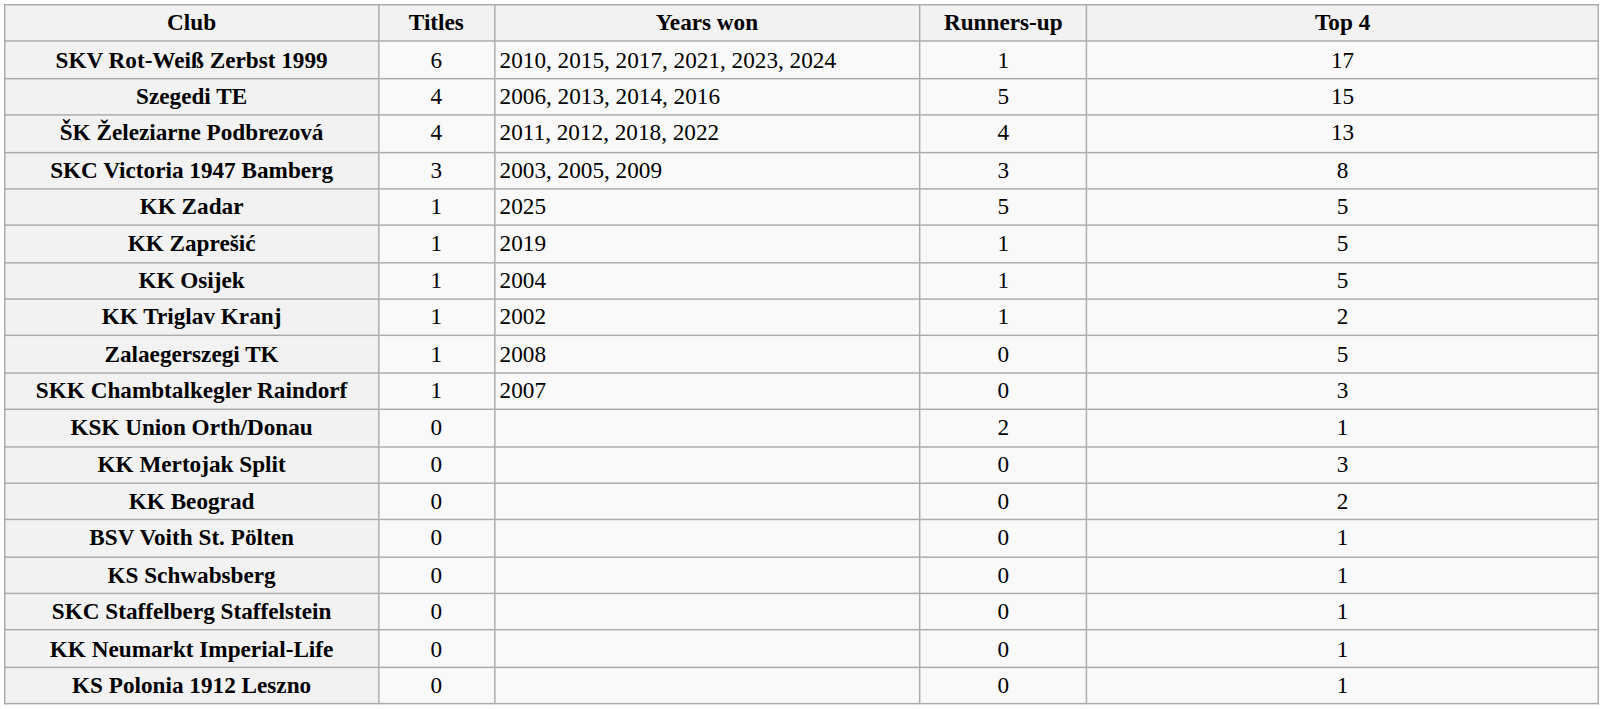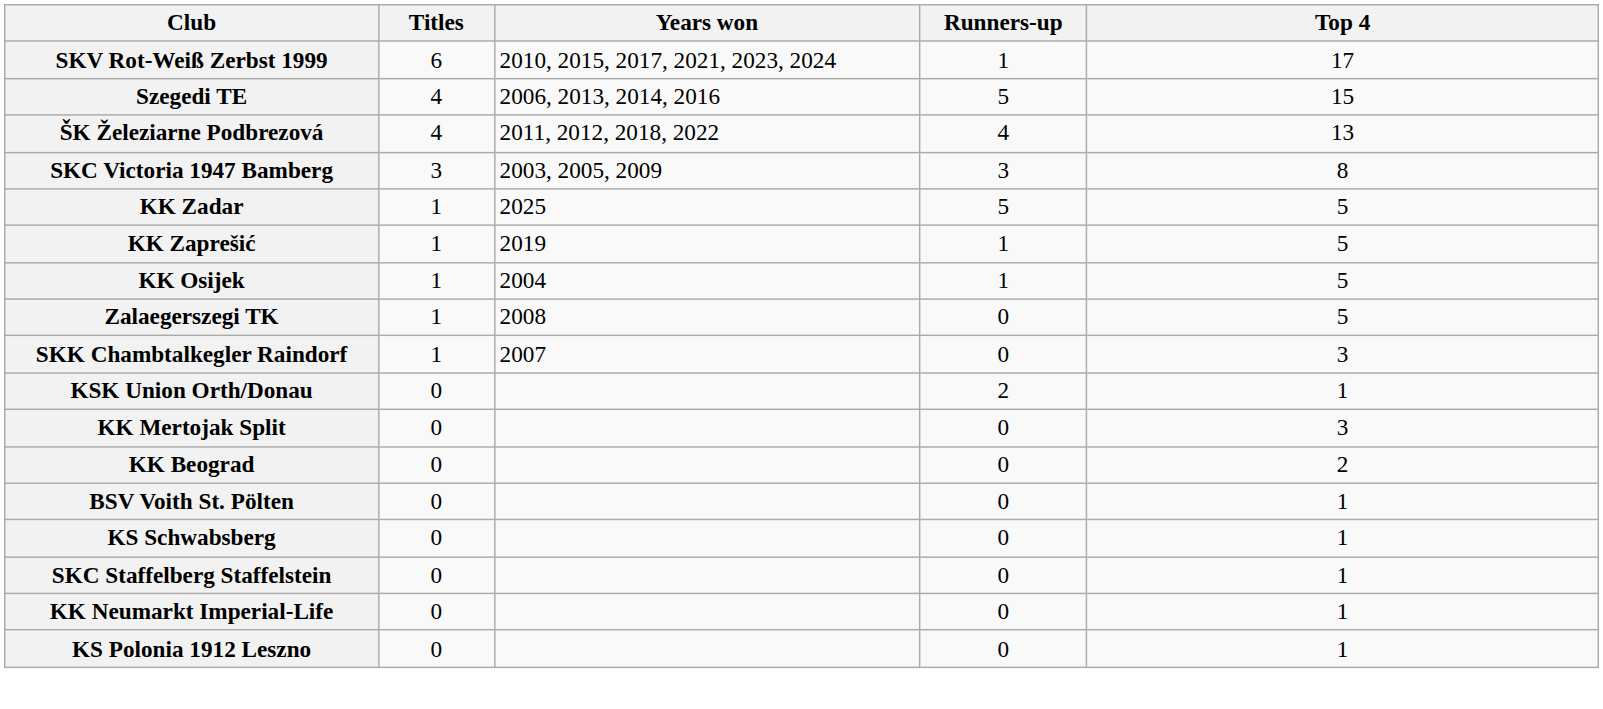- row: (192, 317)
